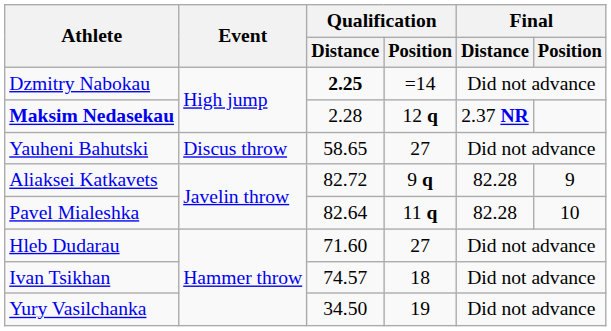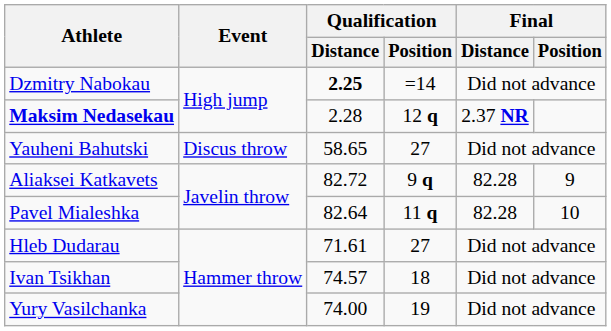(345, 245) 71.60 -> (345, 245) 71.61
(345, 309) 34.50 -> (345, 309) 74.00
